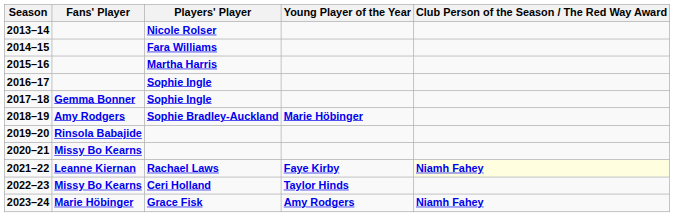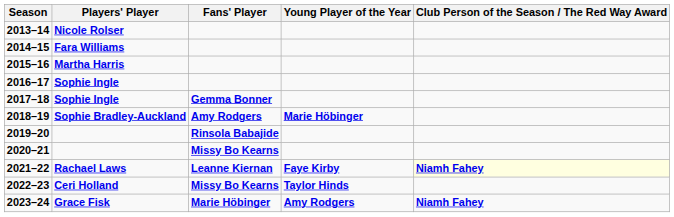columns swapped: (213, 13) <-> (98, 13)
